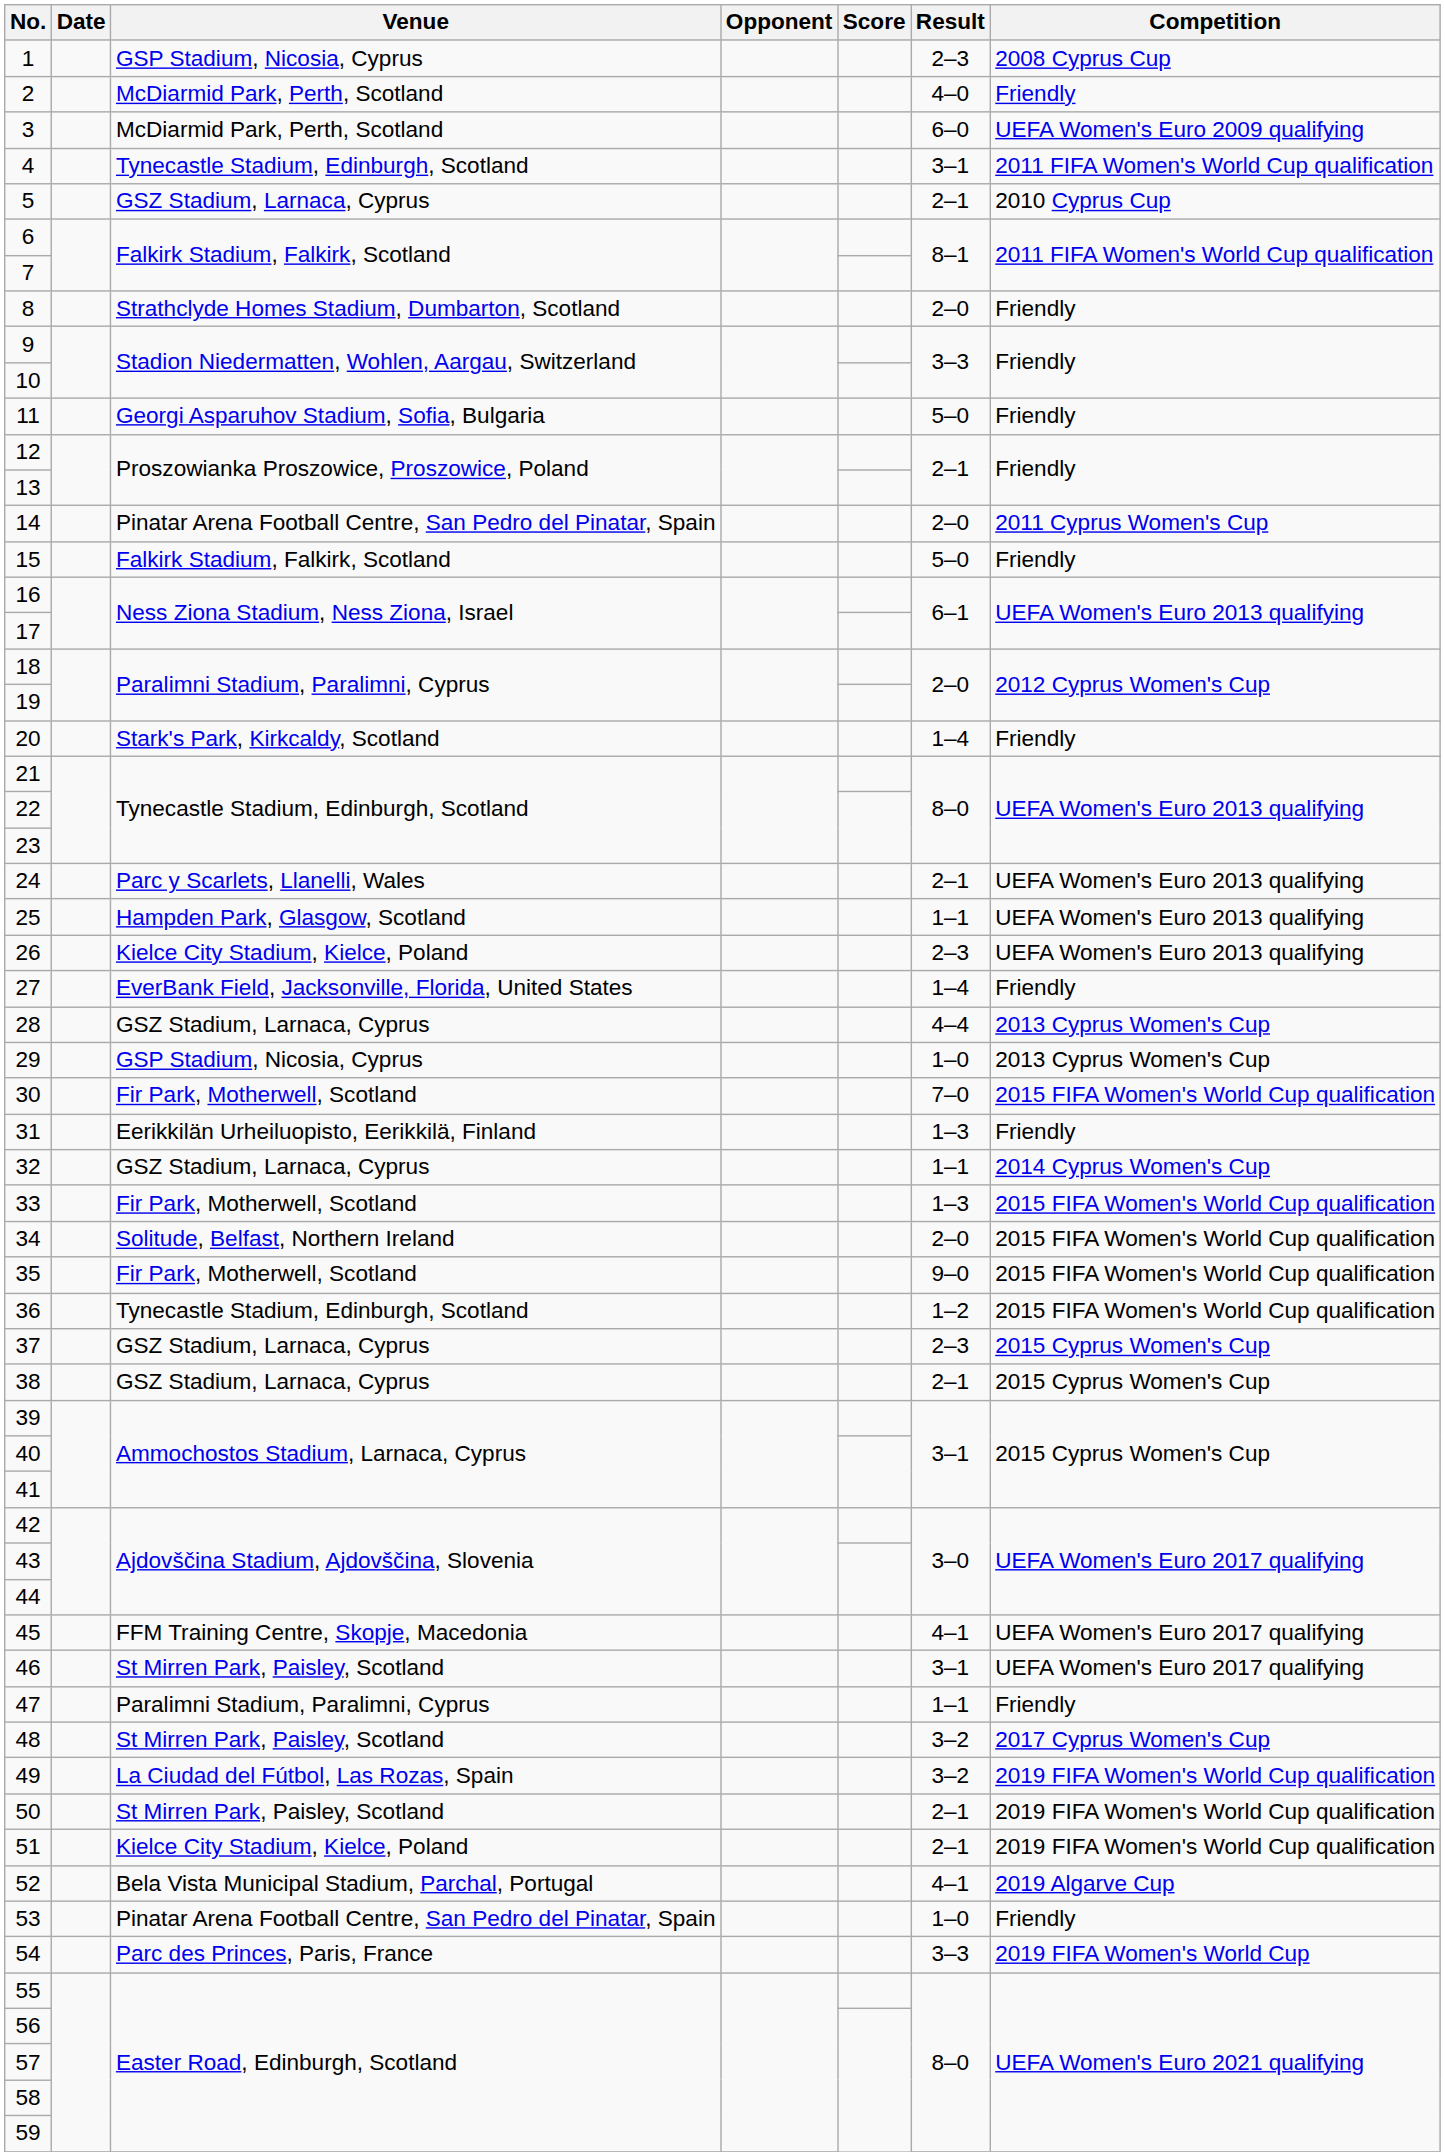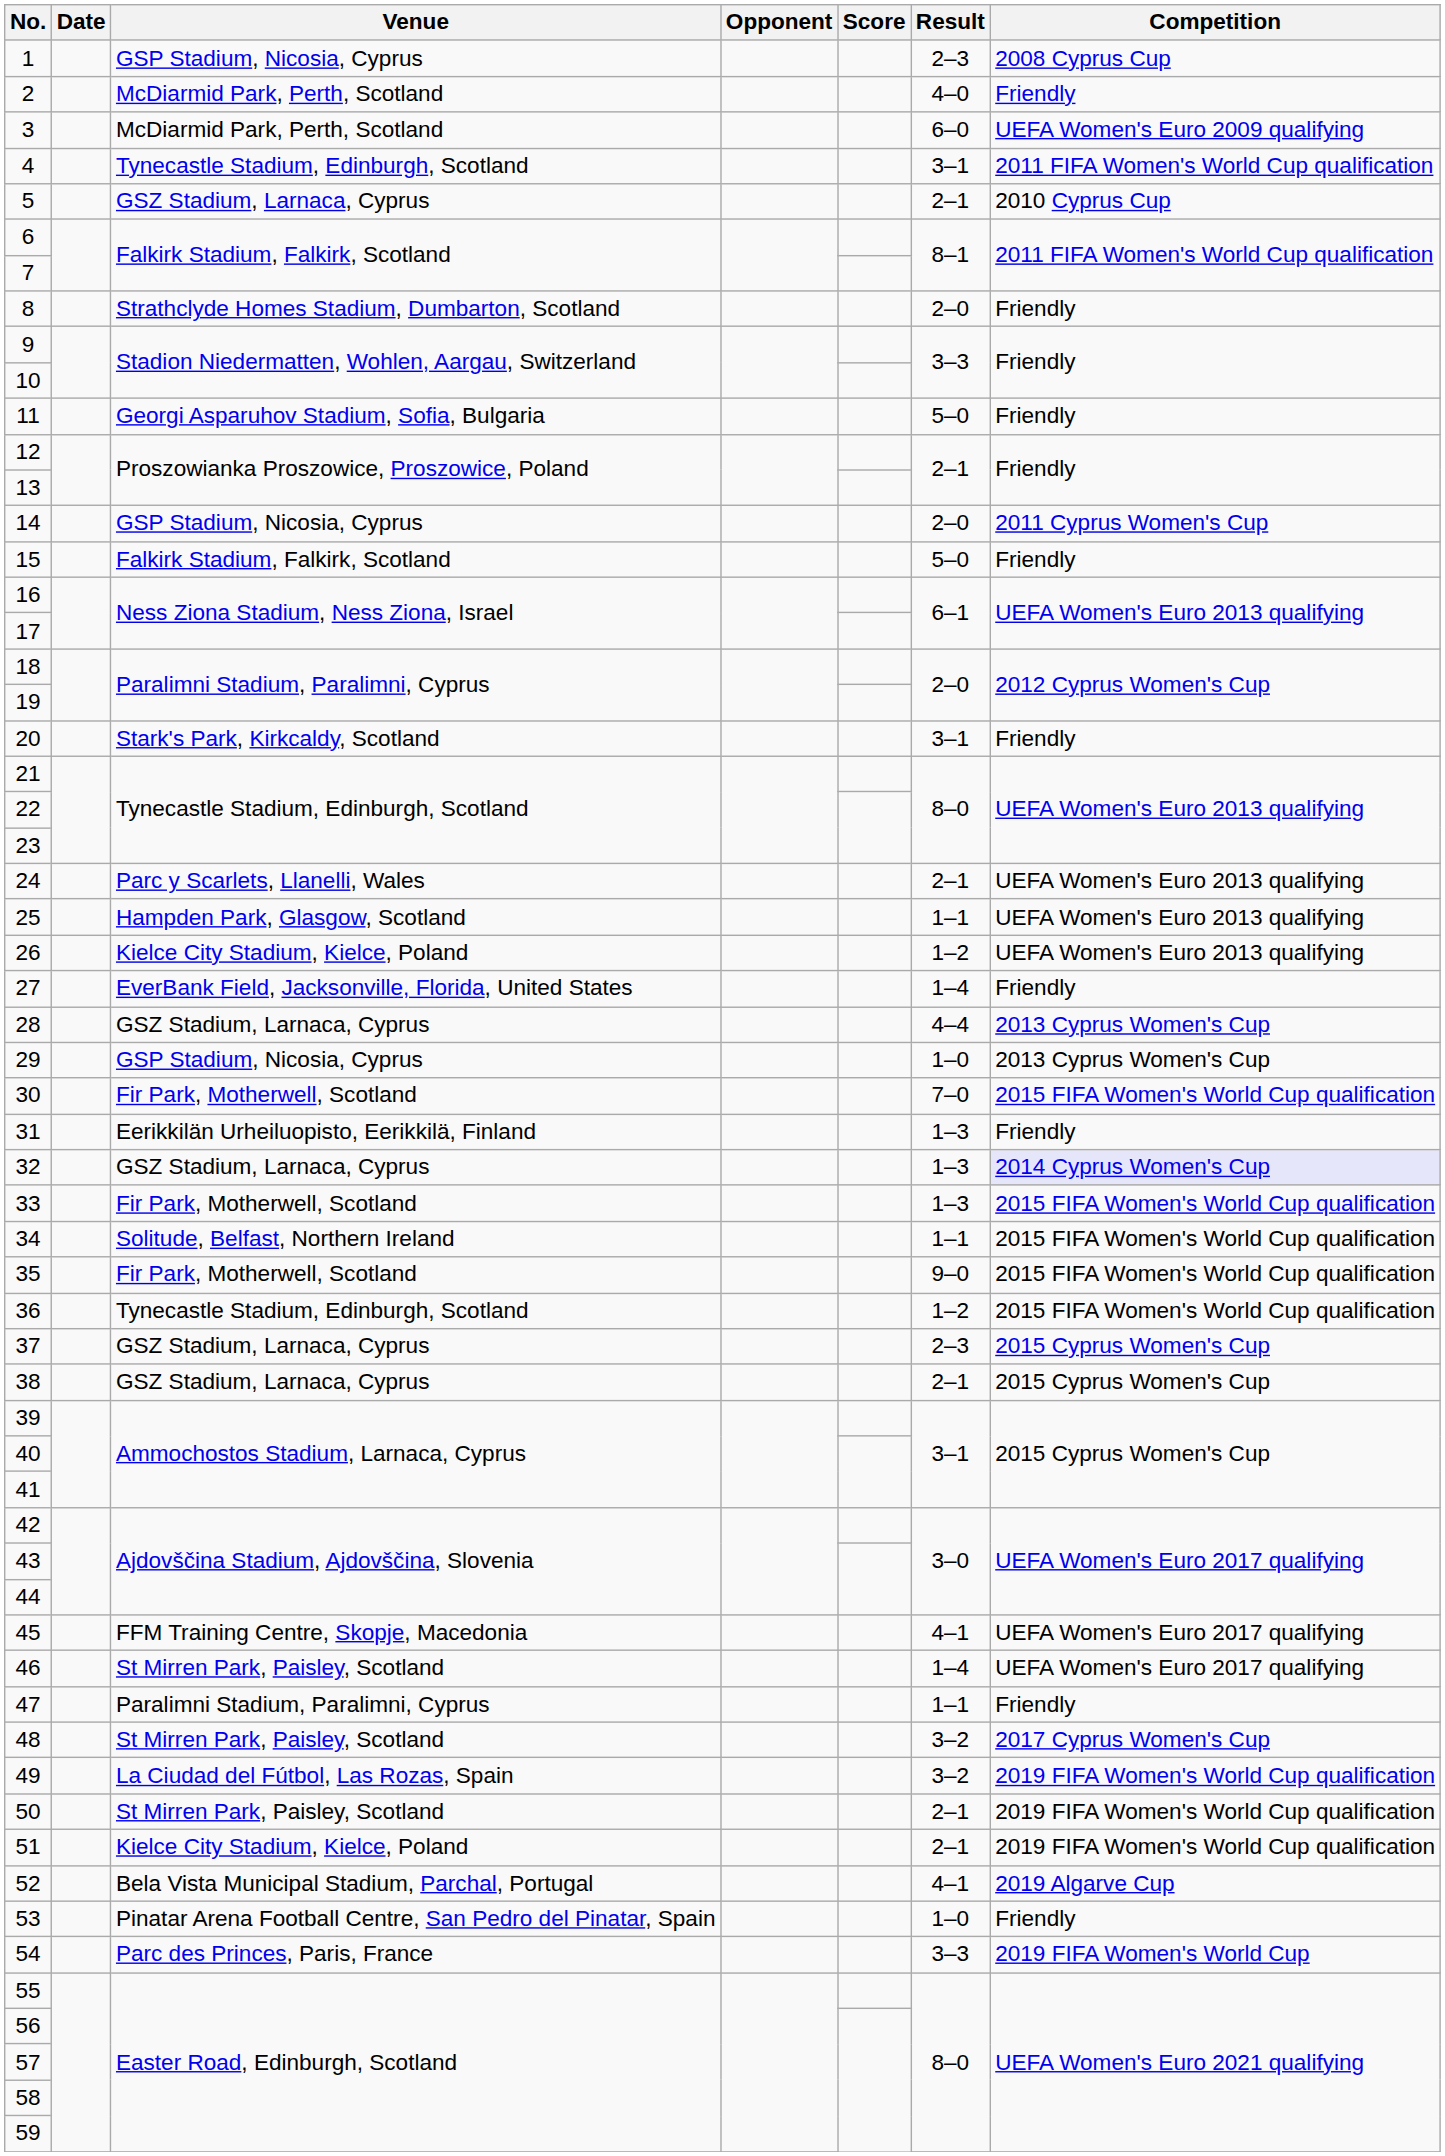(416, 523) Pinatar Arena Football Centre, San Pedro del Pinatar, Spain -> (269, 523) GSP Stadium, Nicosia, Cyprus
(950, 737) 1–4 -> (950, 737) 3–1
(950, 952) 2–3 -> (950, 952) 1–2
(950, 1167) 1–1 -> (950, 1167) 1–3
(1133, 1167) no background -> (1133, 1167) lavender background
(950, 1238) 2–0 -> (950, 1238) 1–1
(950, 1668) 3–1 -> (950, 1668) 1–4
